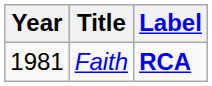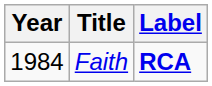(37, 61) 1981 -> (37, 61) 1984
